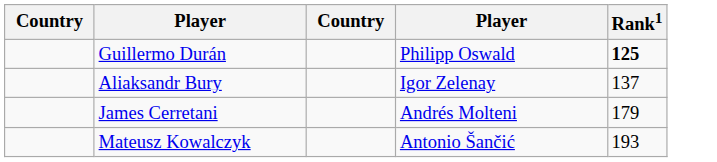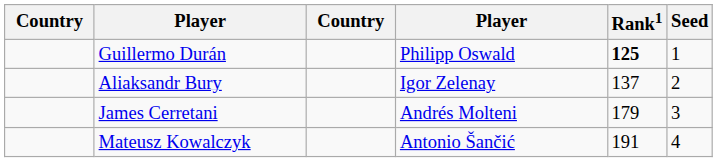+ column: (690, 21)
(625, 141) 193 -> (625, 141) 191
